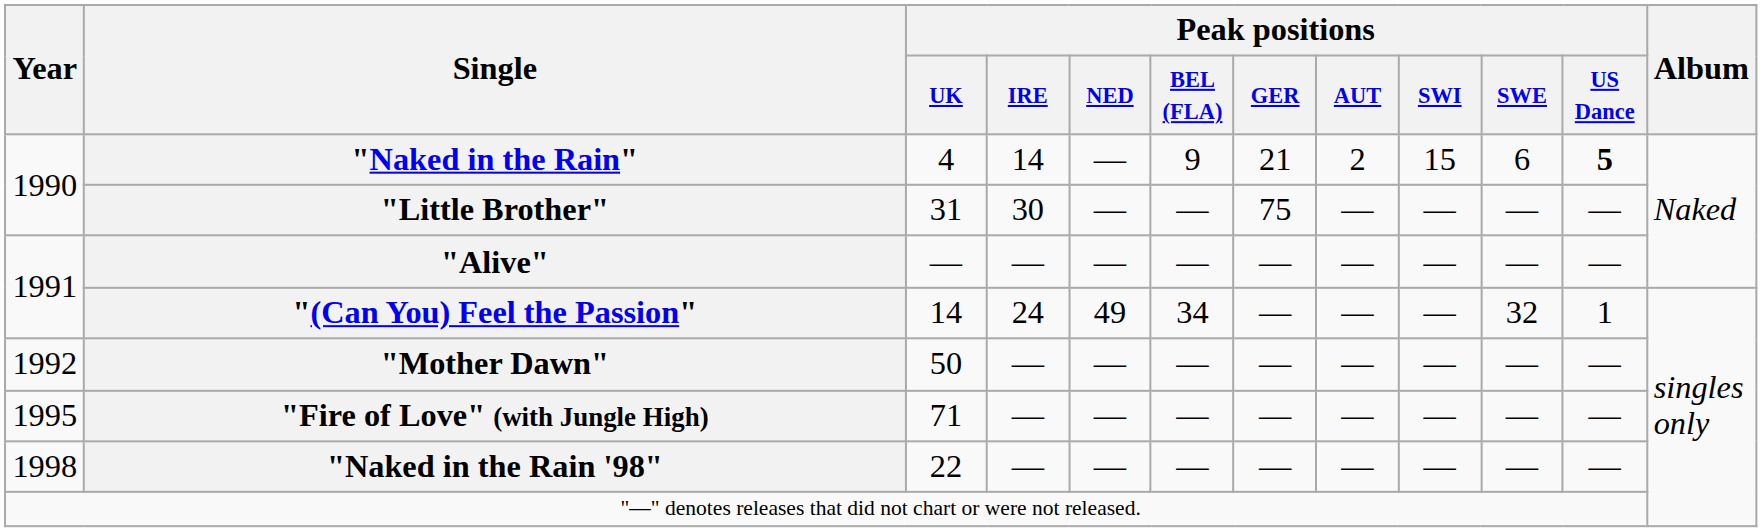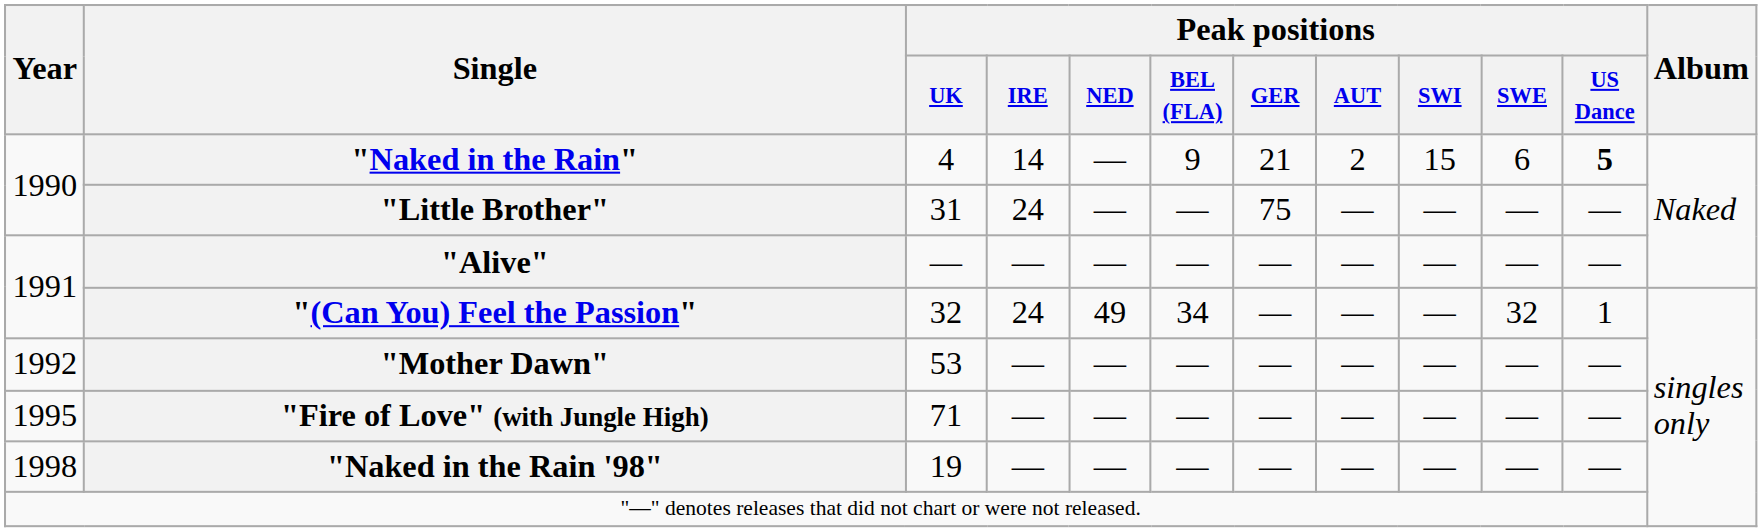(1028, 210) 30 -> (1028, 210) 24
(946, 312) 14 -> (946, 312) 32
(946, 363) 50 -> (946, 363) 53
(946, 466) 22 -> (946, 466) 19
